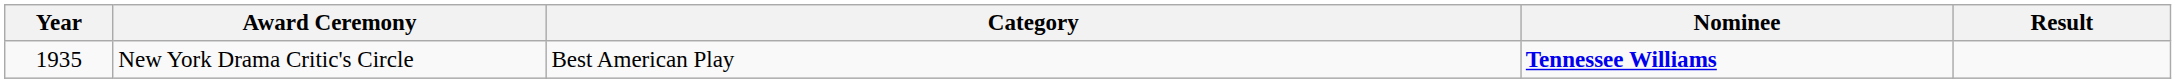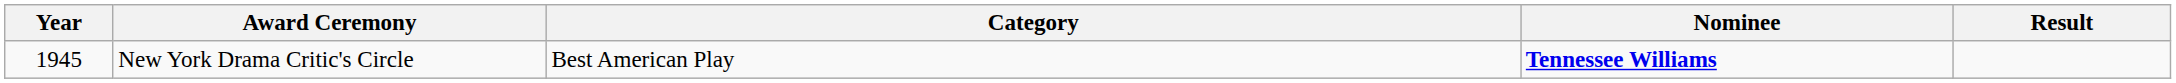(59, 59) 1935 -> (59, 59) 1945
